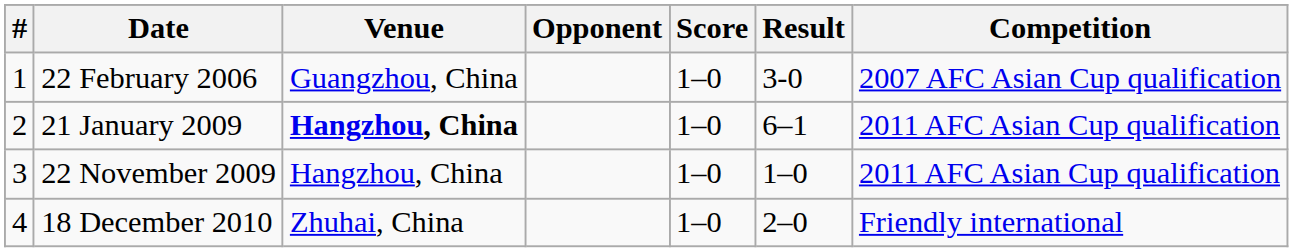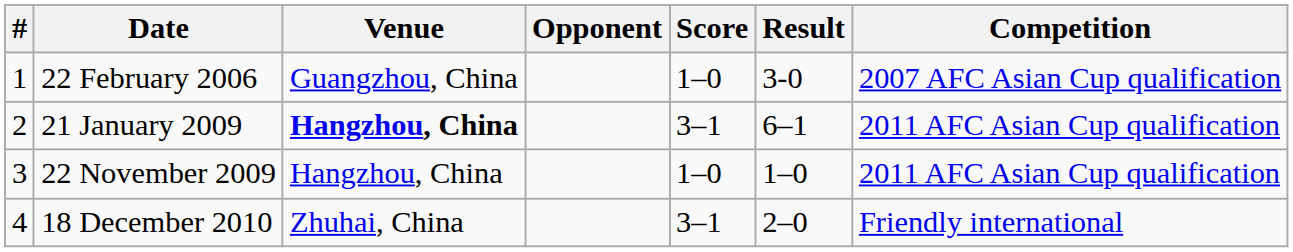(699, 125) 1–0 -> (699, 125) 3–1
(699, 221) 1–0 -> (699, 221) 3–1
